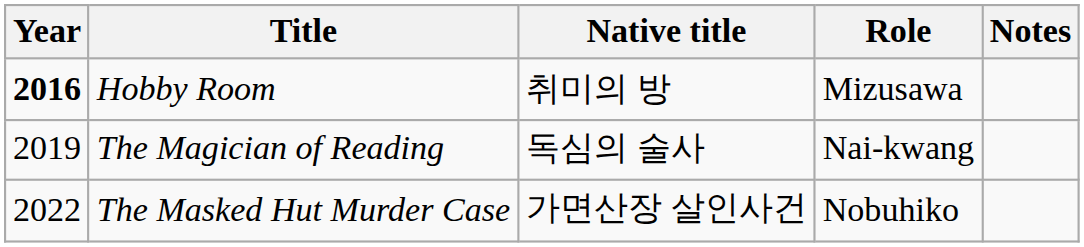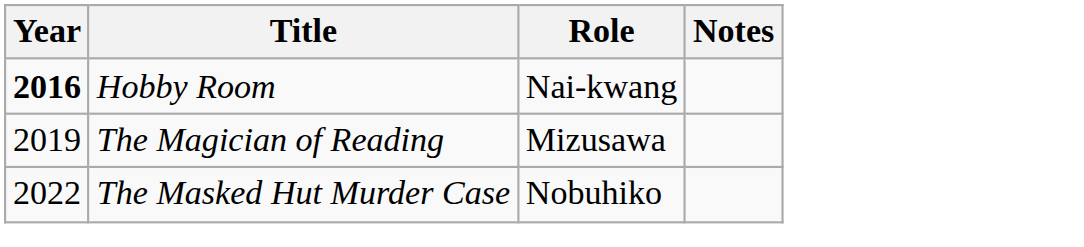- column: (666, 31)
(893, 88) Mizusawa -> (602, 85) Nai-kwang
(898, 149) Nai-kwang -> (596, 139) Mizusawa
